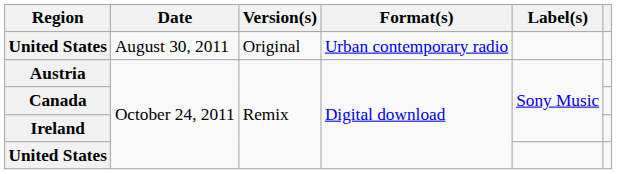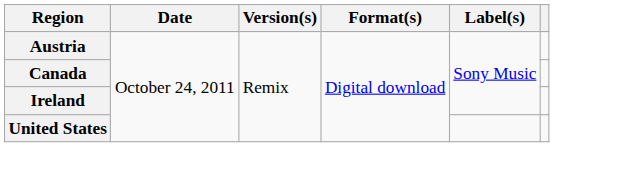- row: (58, 45)
